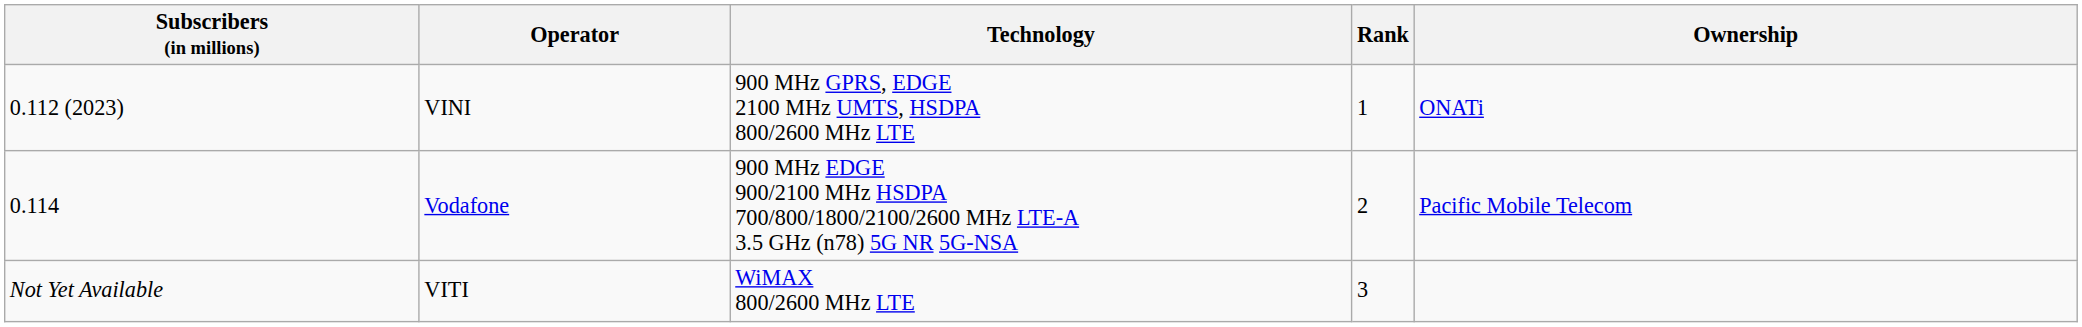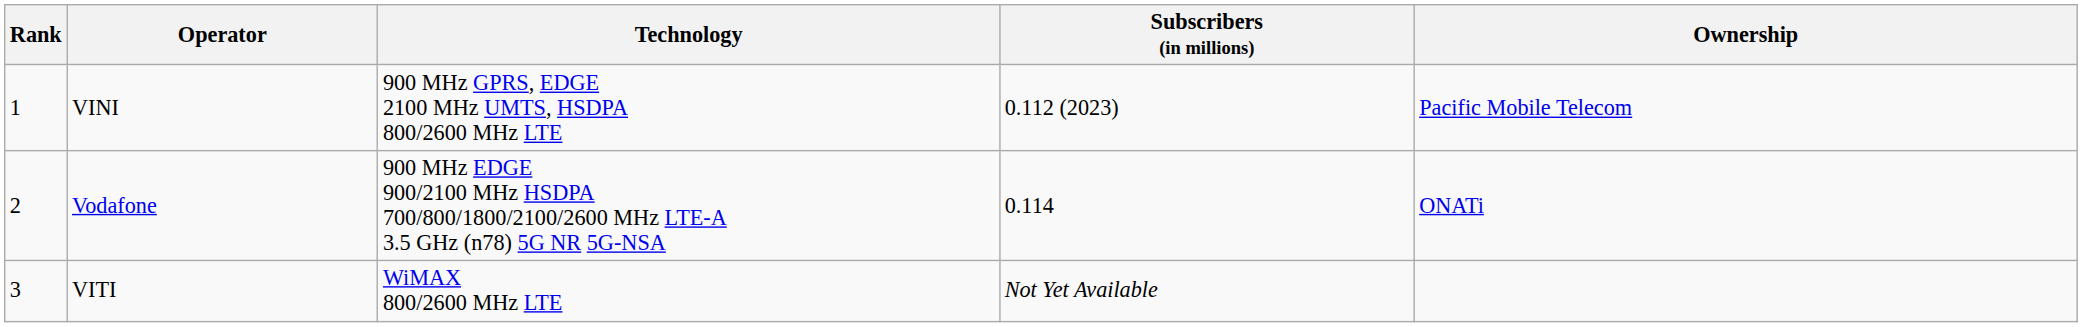columns swapped: (1383, 34) <-> (212, 34)
(1452, 107) ONATi -> (1526, 107) Pacific Mobile Telecom
(1526, 205) Pacific Mobile Telecom -> (1452, 205) ONATi
